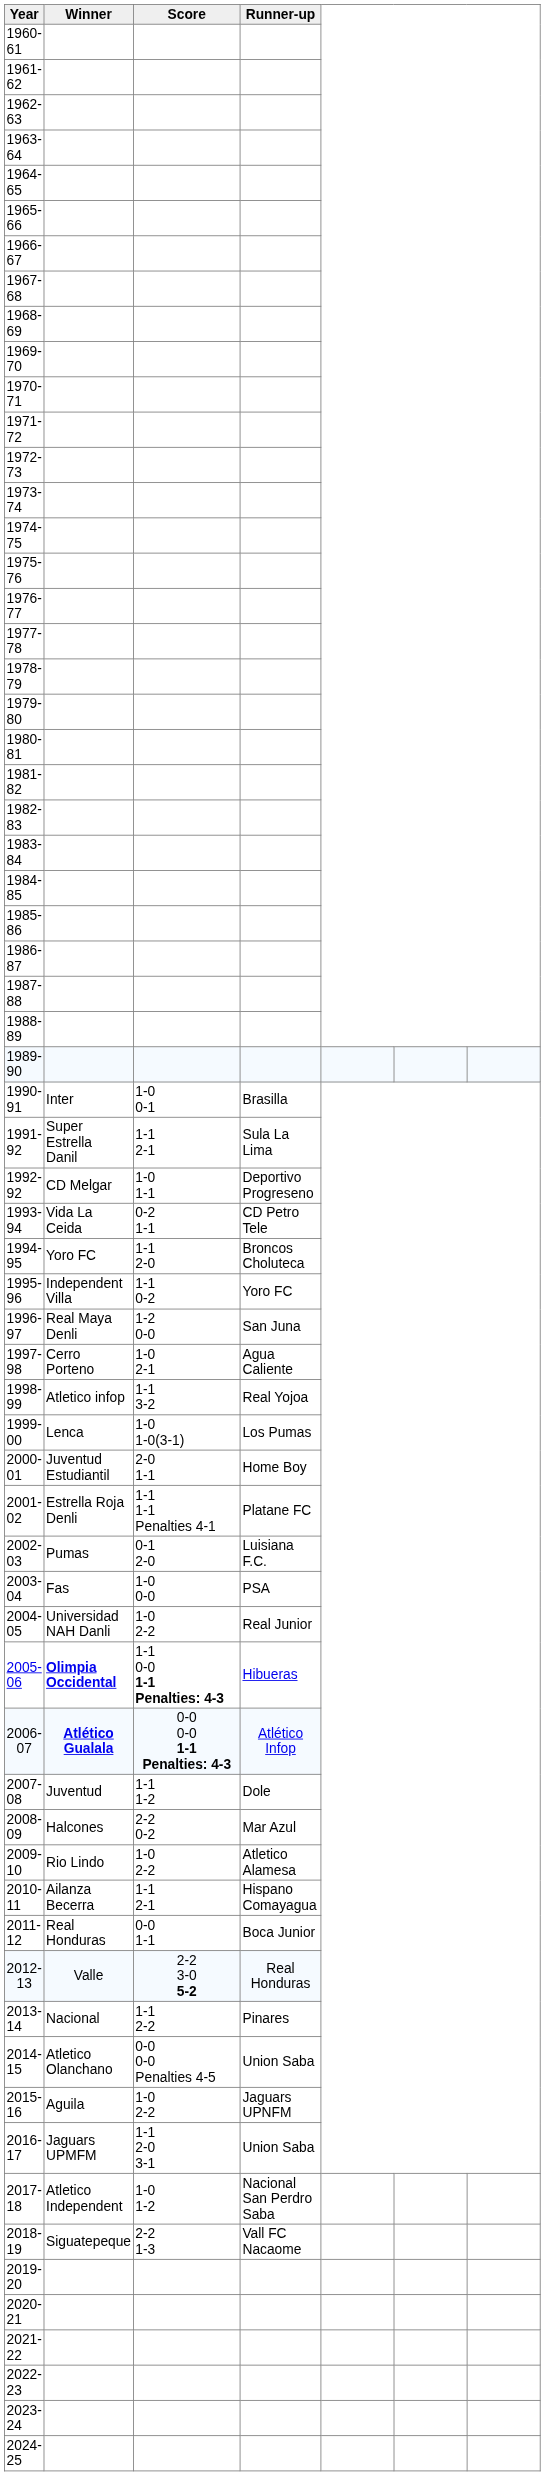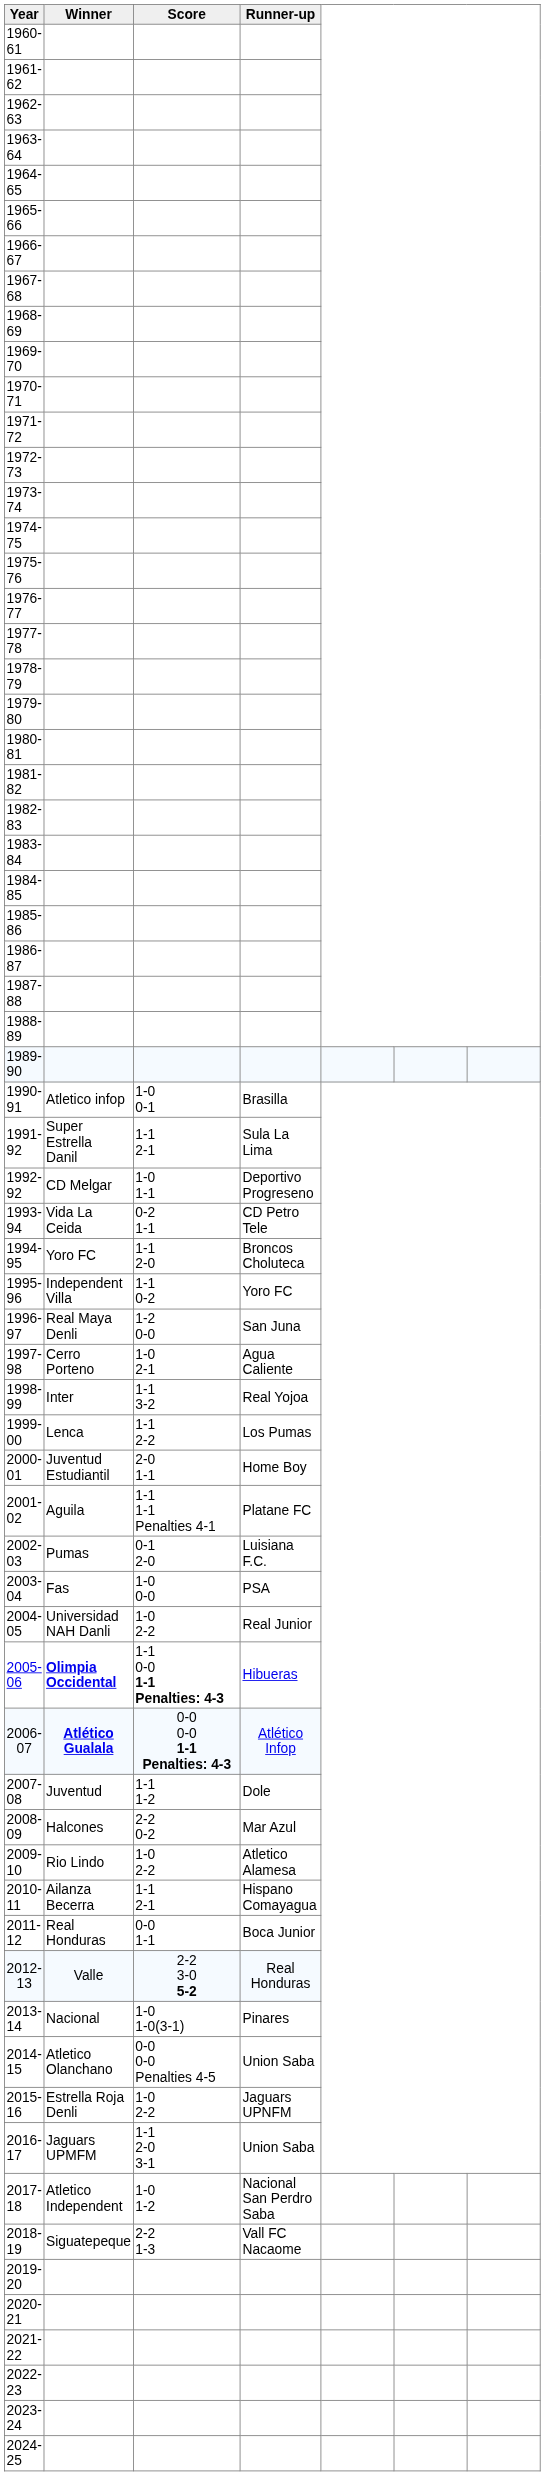(60, 1099) Inter -> (85, 1099) Atletico infop
(85, 1397) Atletico infop -> (60, 1397) Inter
(160, 1432) 1-0 1-0(3-1) -> (145, 1432) 1-1 2-2
(85, 1510) Estrella Roja Denli -> (65, 1510) Aguila
(145, 2019) 1-1 2-2 -> (160, 2019) 1-0 1-0(3-1)
(65, 2105) Aguila -> (85, 2105) Estrella Roja Denli
